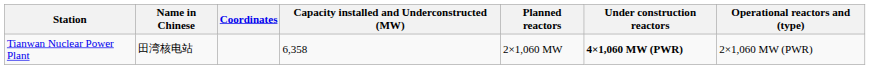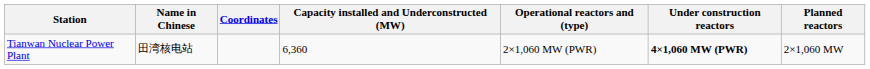columns swapped: (791, 19) <-> (542, 19)
(295, 49) 6,358 -> (295, 49) 6,360
